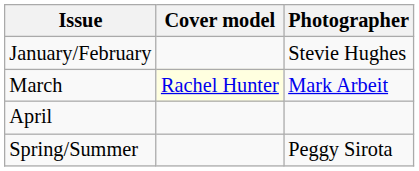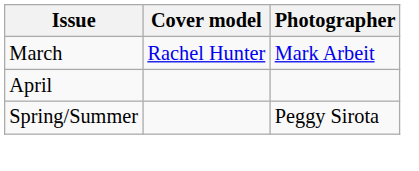- row: (80, 52)
(220, 85) lightyellow background -> (206, 52) no background
